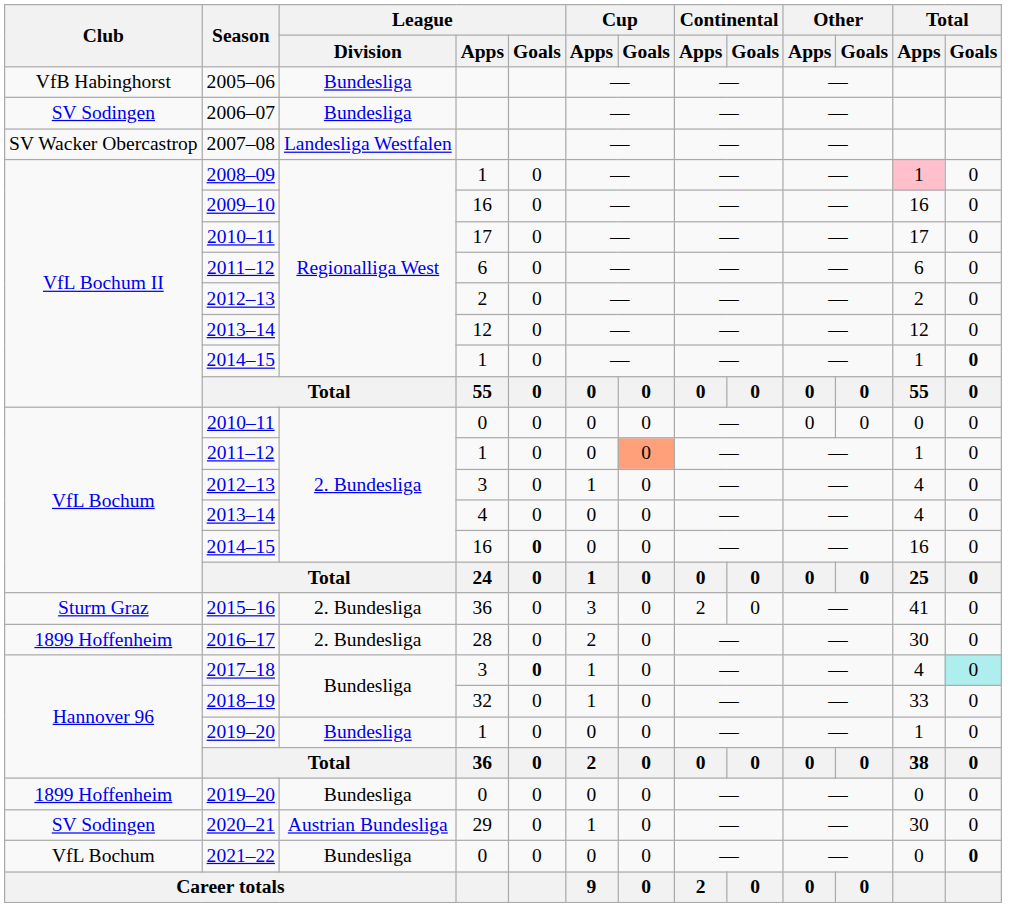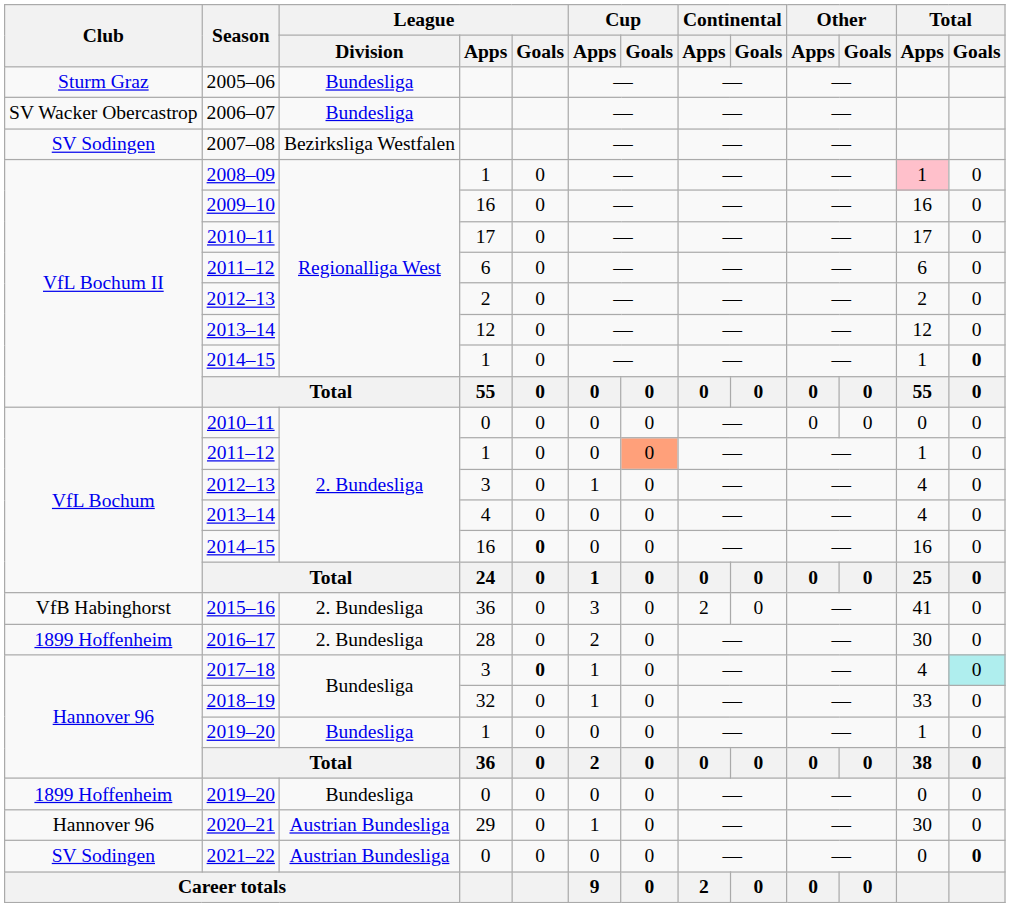(103, 81) VfB Habinghorst -> (103, 81) Sturm Graz
(103, 112) SV Sodingen -> (103, 112) SV Wacker Obercastrop
(103, 143) SV Wacker Obercastrop -> (103, 143) SV Sodingen
(368, 143) Landesliga Westfalen -> (369, 143) Bezirksliga Westfalen
(103, 608) Sturm Graz -> (103, 608) VfB Habinghorst
(103, 824) SV Sodingen -> (103, 824) Hannover 96
(103, 855) VfL Bochum -> (103, 855) SV Sodingen
(368, 855) Bundesliga -> (369, 855) Austrian Bundesliga
